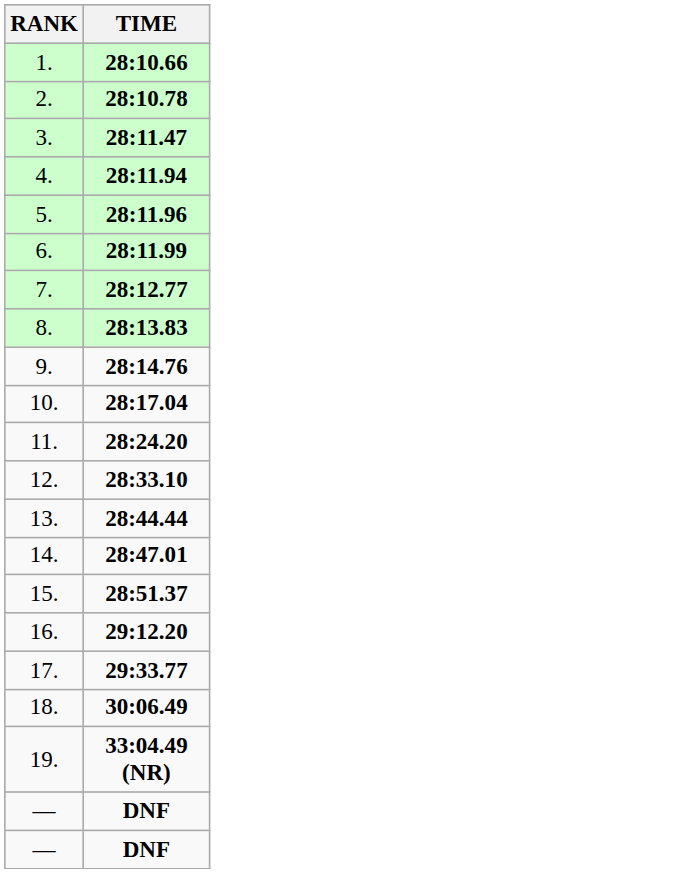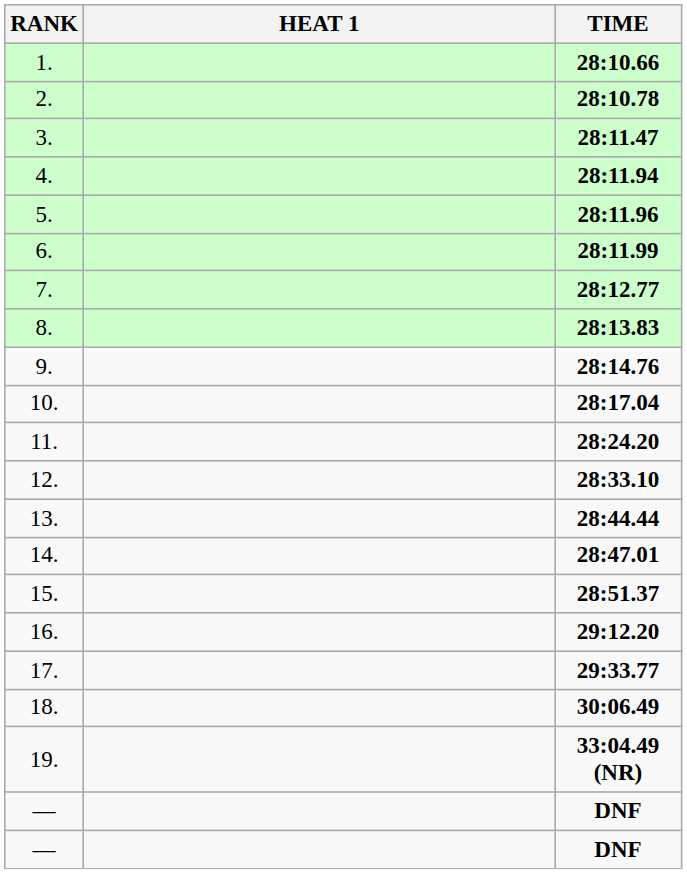+ column: (319, 23)
